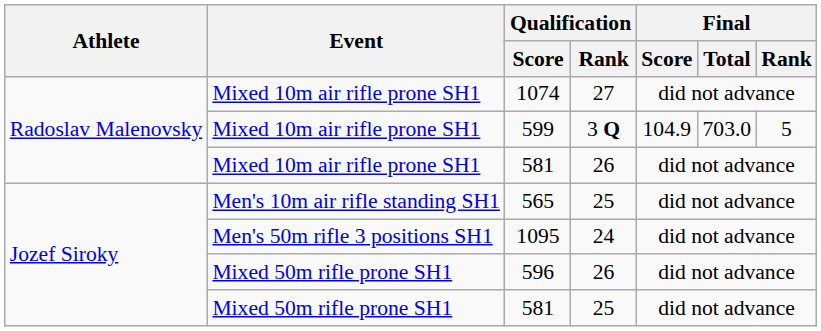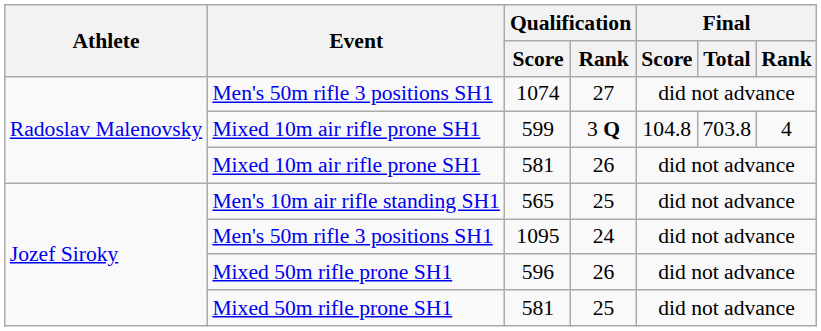(346, 93) Mixed 10m air rifle prone SH1 -> (353, 93) Men's 50m rifle 3 positions SH1
(667, 129) 104.9 -> (667, 129) 104.8
(727, 129) 703.0 -> (727, 129) 703.8
(786, 129) 5 -> (786, 129) 4
